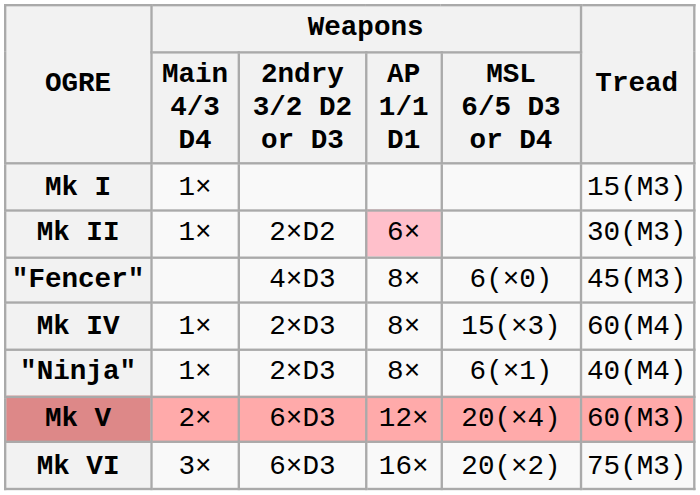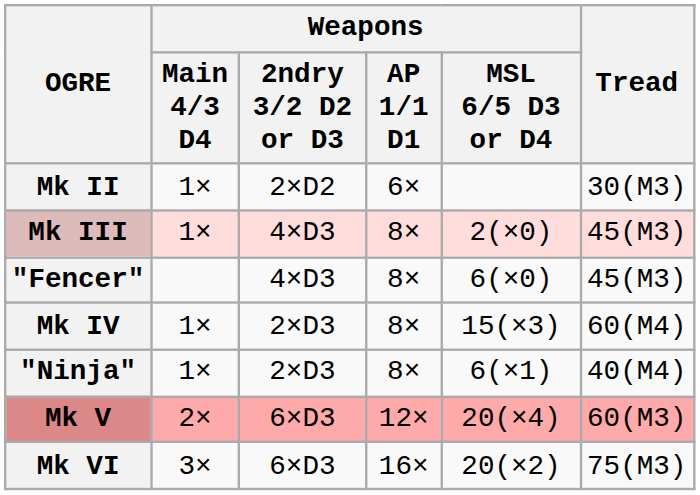- row: (78, 187)
(404, 233) pink background -> (404, 187) no background
+ row: (78, 233)
